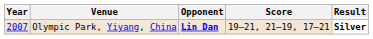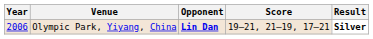(17, 26) 2007 -> (17, 26) 2006
